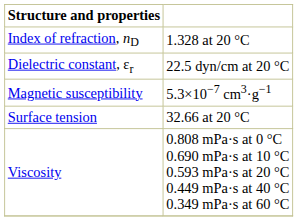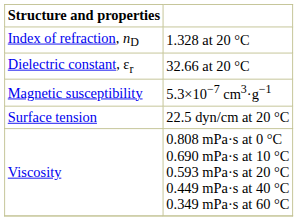(228, 66) 22.5 dyn/cm at 20 °C -> (208, 66) 32.66 at 20 °C
(208, 117) 32.66 at 20 °C -> (228, 117) 22.5 dyn/cm at 20 °C
